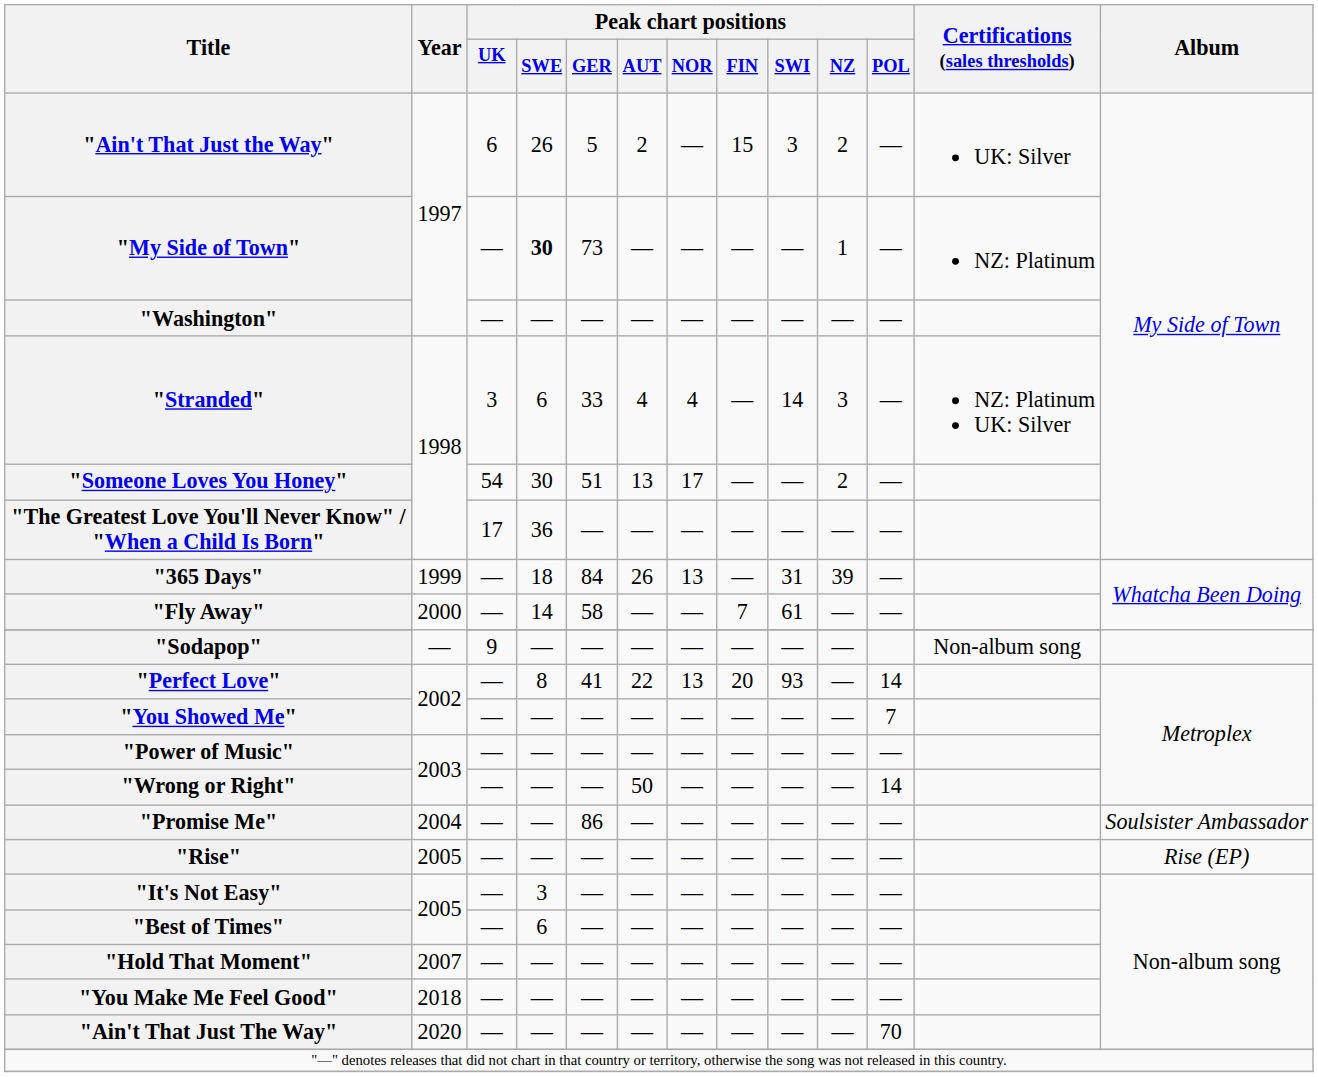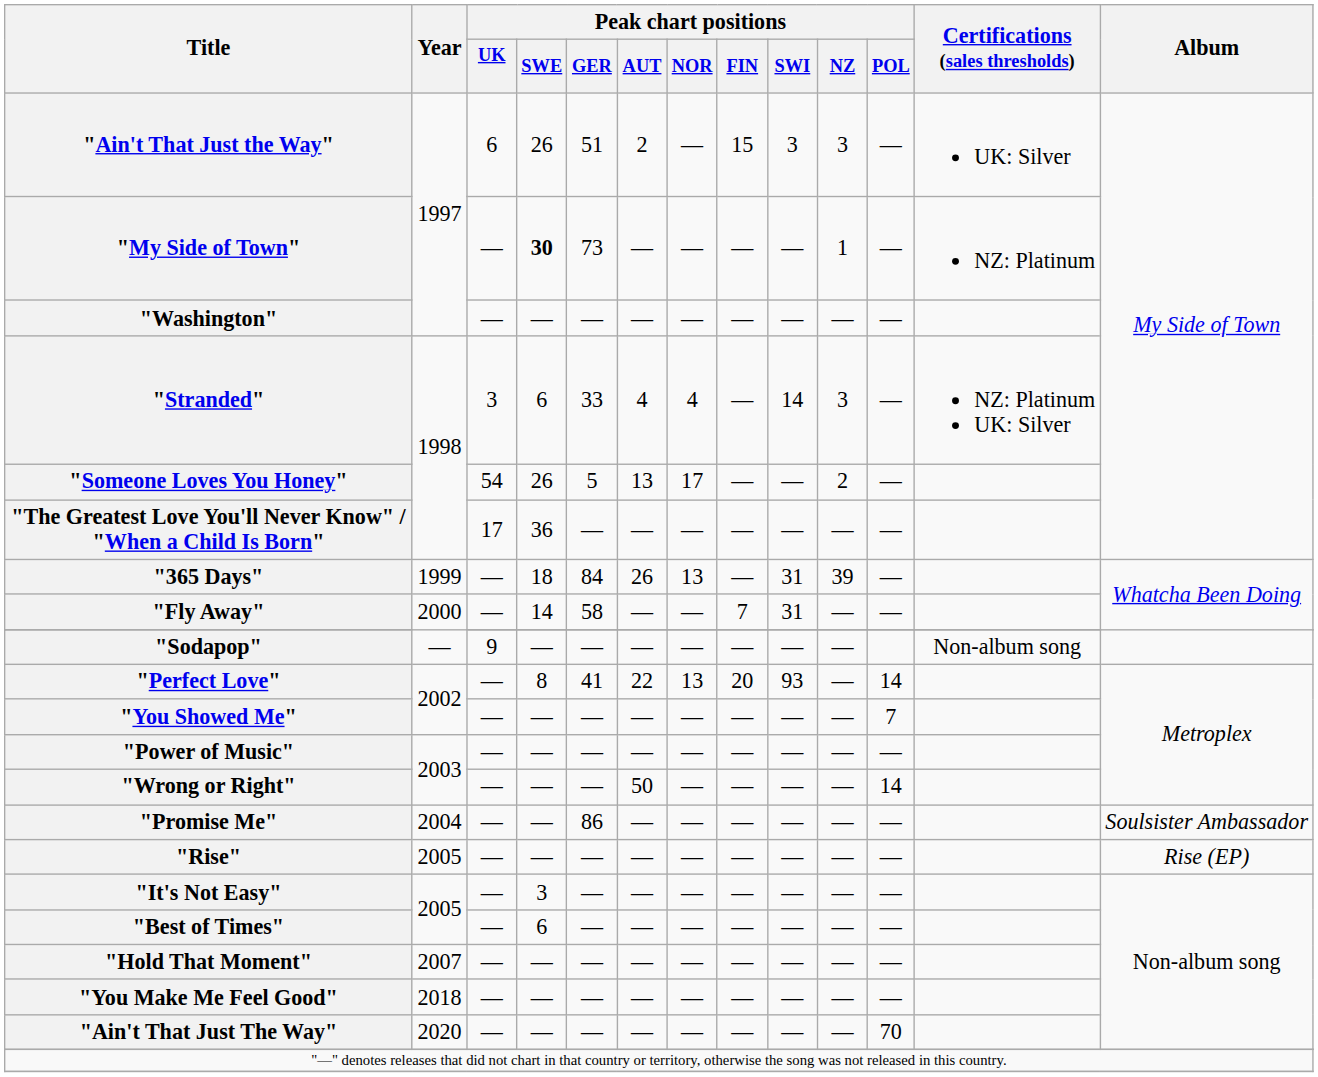(592, 144) 5 -> (592, 144) 51
(842, 144) 2 -> (842, 144) 3
(542, 481) 30 -> (542, 481) 26
(592, 481) 51 -> (592, 481) 5
(792, 611) 61 -> (792, 611) 31
